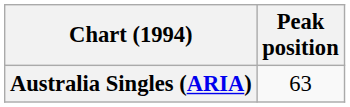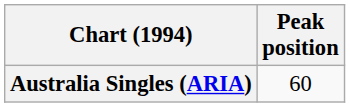(300, 83) 63 -> (300, 83) 60
